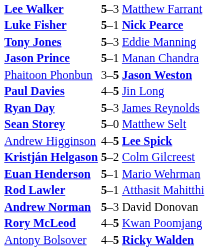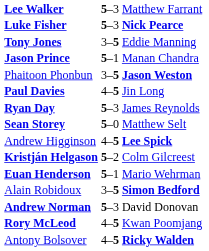(110, 25) 5–1 -> (110, 25) 5–3
(110, 42) 5–3 -> (110, 42) 3–5
+ row: (43, 190)
- row: (35, 190)
